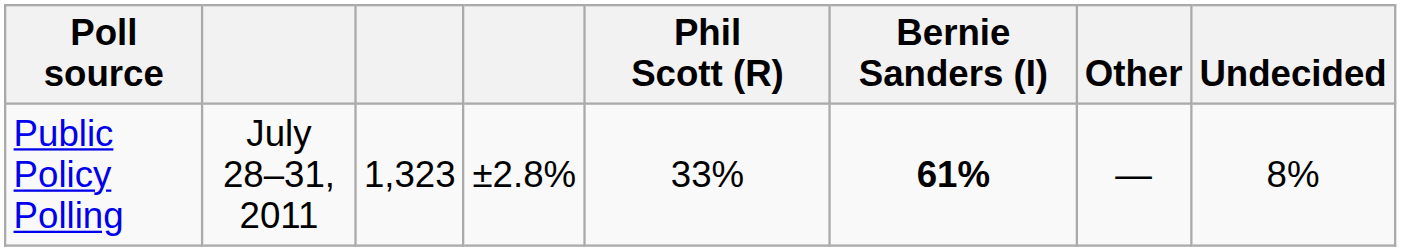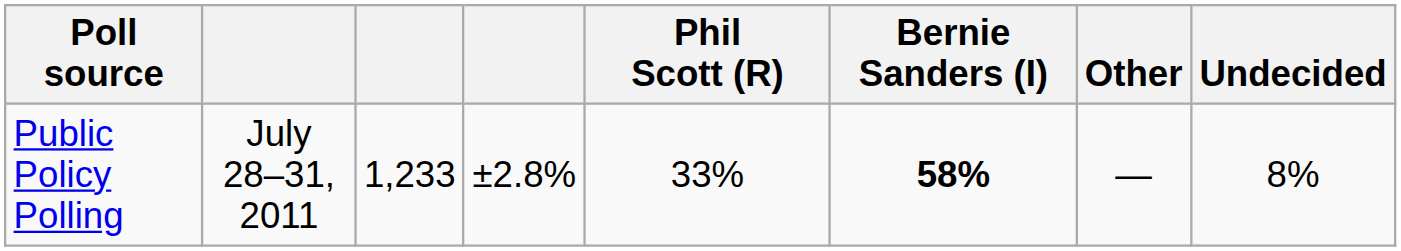(410, 174) 1,323 -> (410, 174) 1,233
(953, 174) 61% -> (953, 174) 58%
